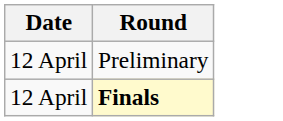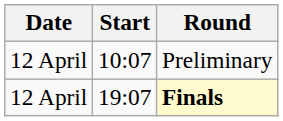+ column: (125, 23)
